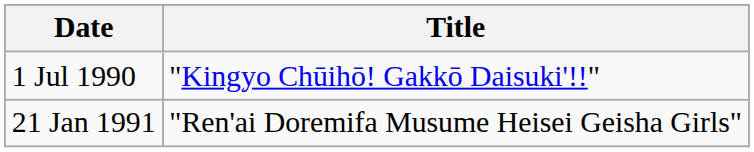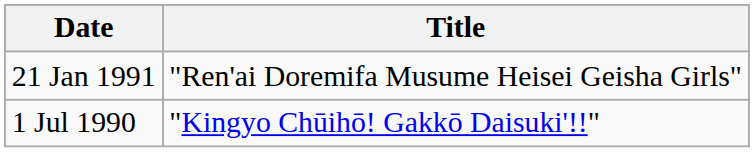rows swapped: (74, 75) <-> (84, 122)
